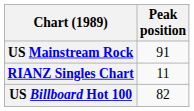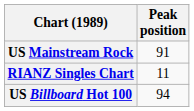(163, 95) 82 -> (163, 95) 94
